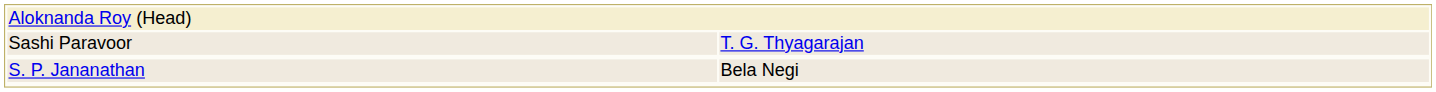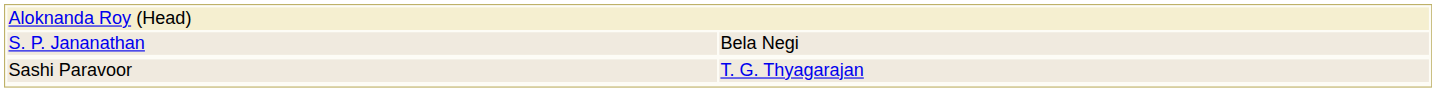rows swapped: (70, 43) <-> (77, 70)
